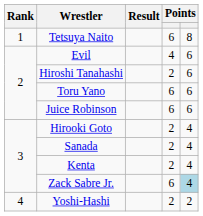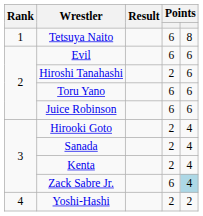(171, 55) 4 -> (171, 55) 6
